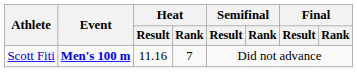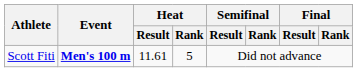(153, 56) 11.16 -> (153, 56) 11.61
(189, 56) 7 -> (189, 56) 5
